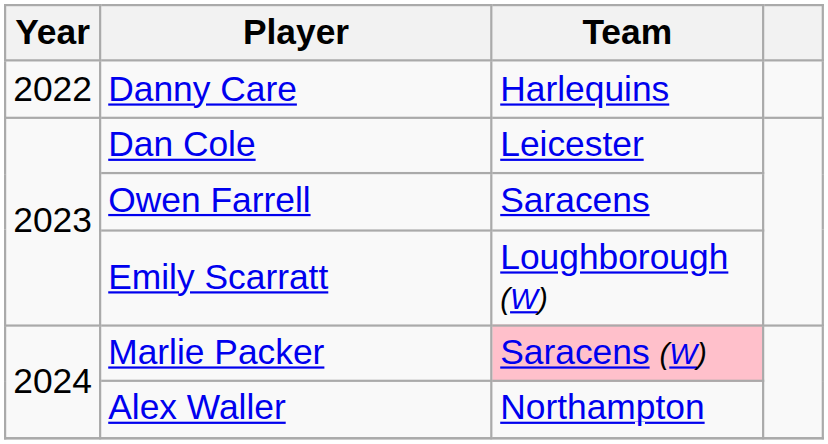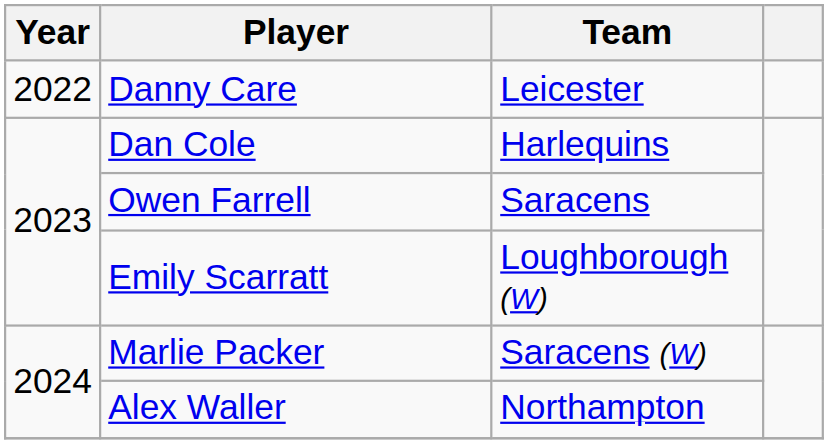(585, 88) Harlequins -> (572, 88) Leicester
(572, 144) Leicester -> (585, 144) Harlequins
(604, 352) pink background -> (604, 352) no background
